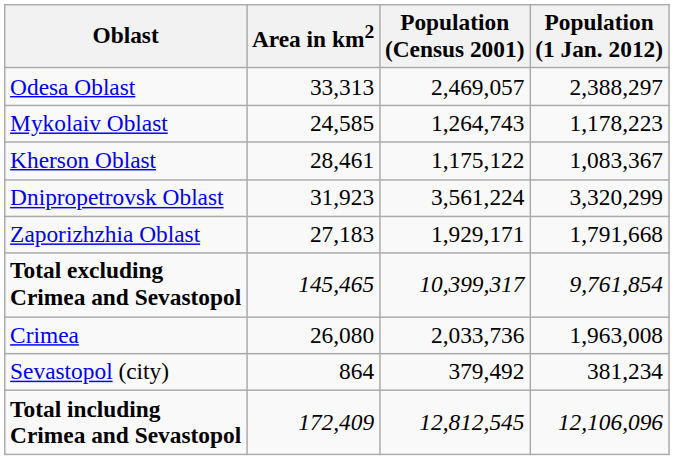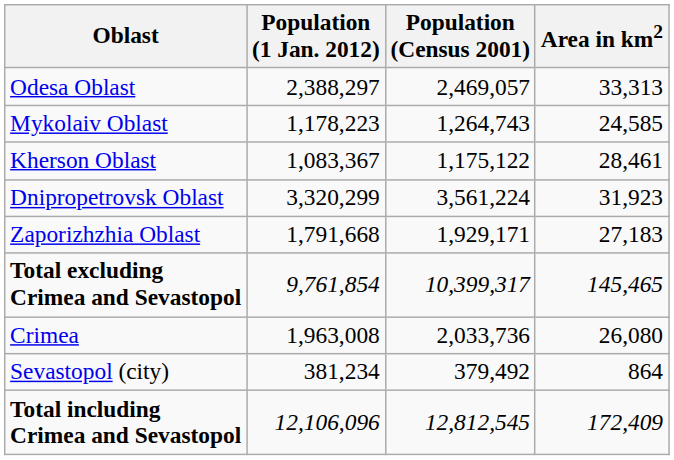columns swapped: (313, 36) <-> (599, 36)
